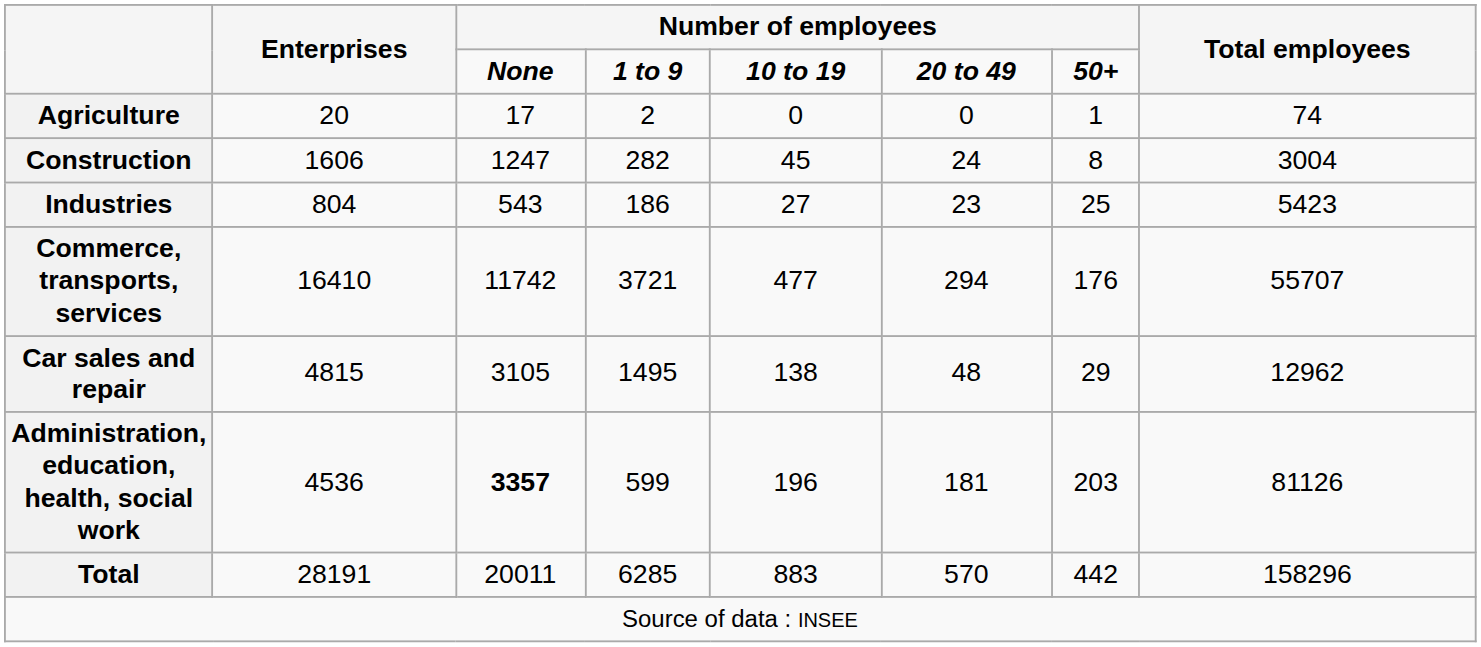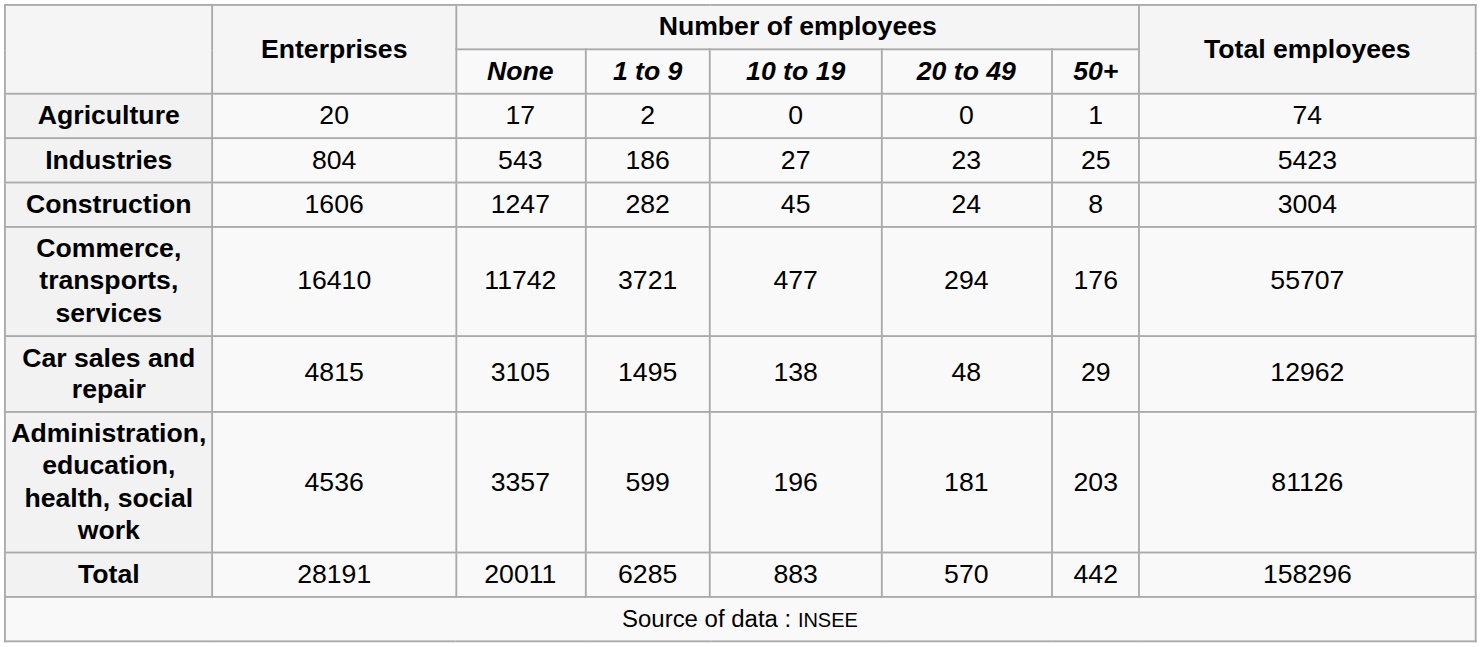rows swapped: (109, 204) <-> (109, 160)
(520, 481) bold -> (520, 481) normal
